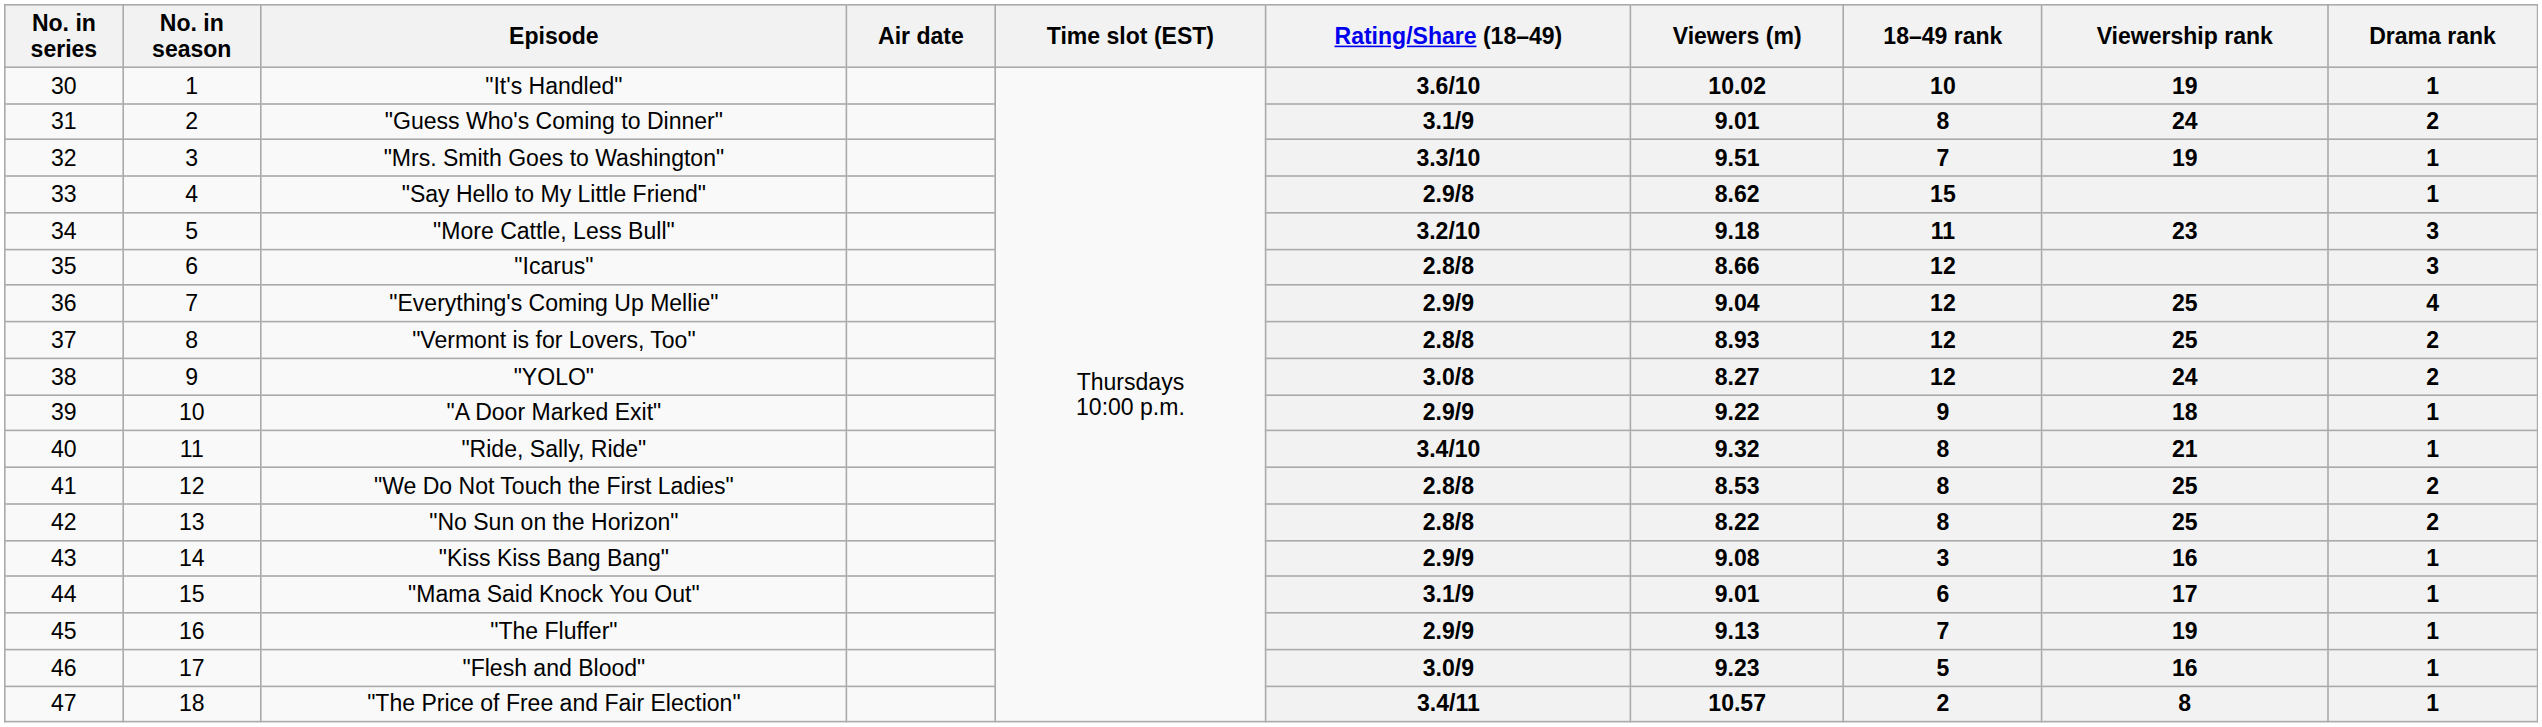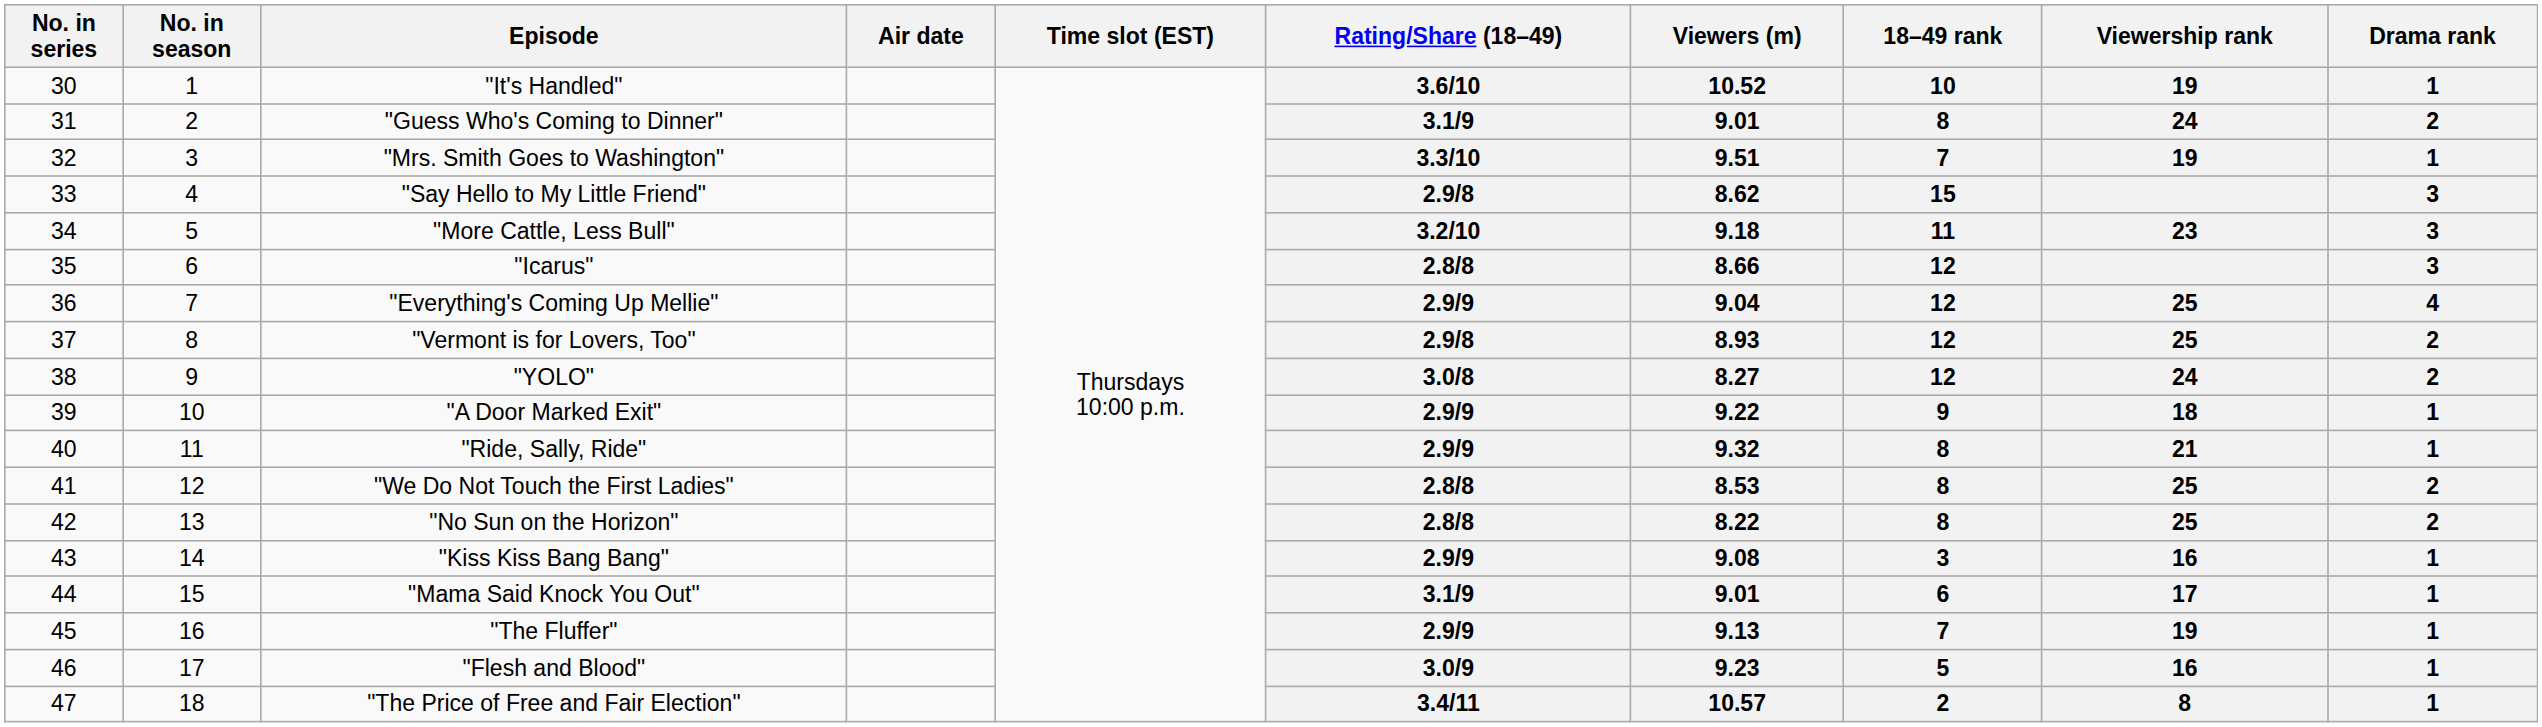(1737, 85) 10.02 -> (1737, 85) 10.52
(2433, 195) 1 -> (2433, 195) 3
(1448, 340) 2.8/8 -> (1448, 340) 2.9/8
(1448, 449) 3.4/10 -> (1448, 449) 2.9/9
